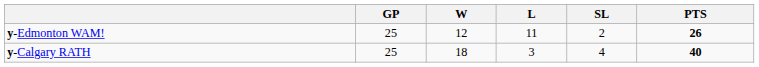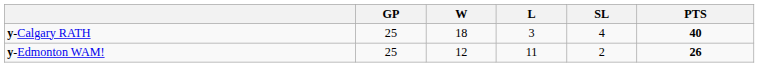rows swapped: (49, 52) <-> (56, 33)
